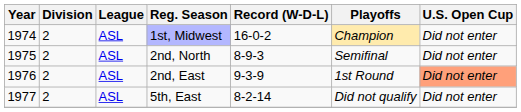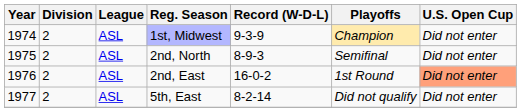(252, 35) 16-0-2 -> (249, 35) 9-3-9
(249, 76) 9-3-9 -> (252, 76) 16-0-2
